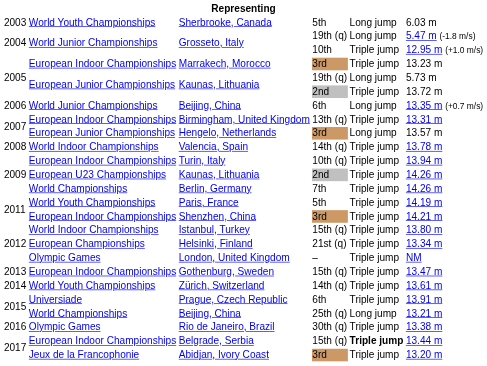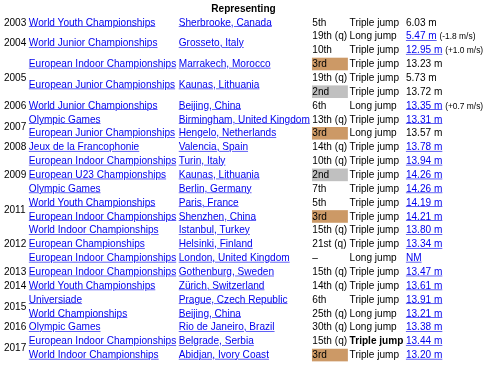(373, 22) Long jump -> (374, 22) Triple jump
(373, 78) Long jump -> (374, 78) Triple jump
(103, 119) European Indoor Championships -> (65, 119) Olympic Games
(94, 147) World Indoor Championships -> (84, 147) Jeux de la Francophonie
(78, 188) World Championships -> (65, 188) Olympic Games
(65, 258) Olympic Games -> (103, 258) European Indoor Championships
(374, 258) Triple jump -> (373, 258) Long jump
(374, 327) Triple jump -> (373, 327) Long jump
(84, 355) Jeux de la Francophonie -> (94, 355) World Indoor Championships
